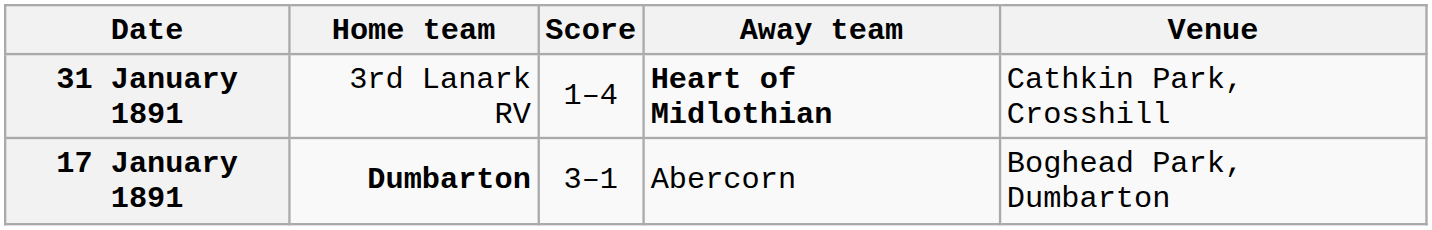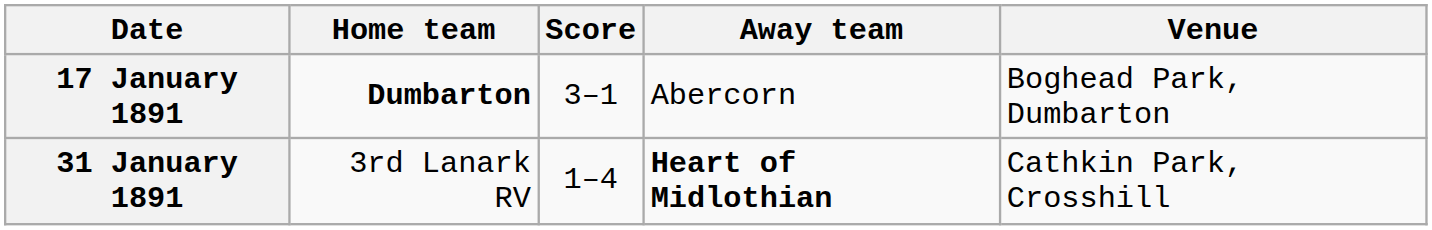rows swapped: (147, 181) <-> (147, 97)
